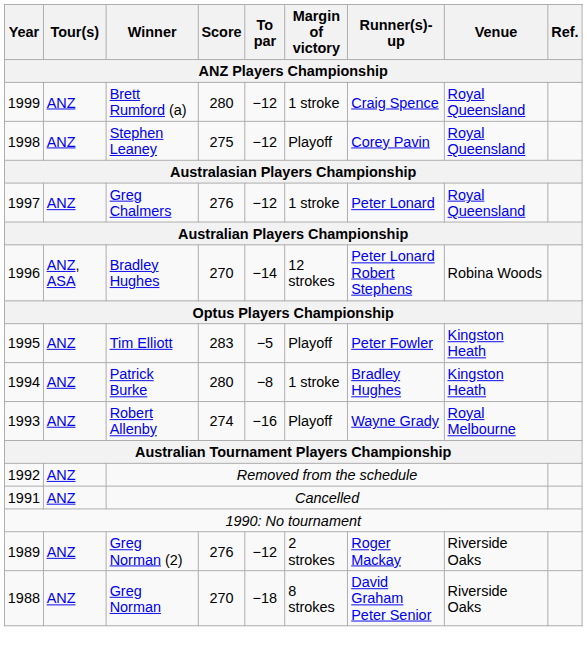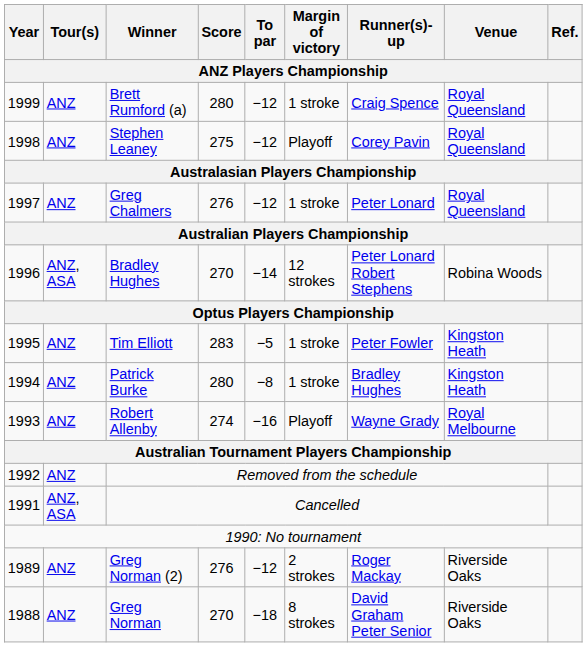(310, 343) Playoff -> (314, 343) 1 stroke
(61, 498) ANZ -> (63, 506) ANZ, ASA
